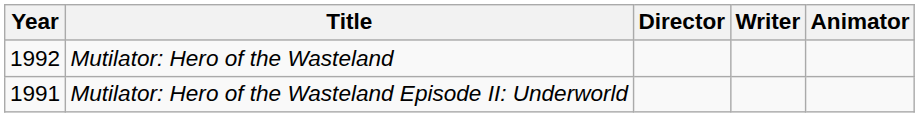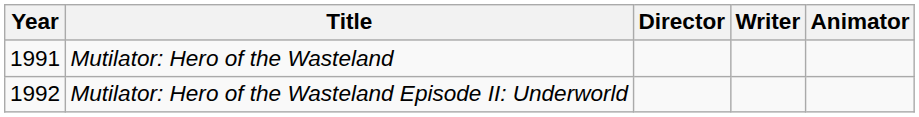(35, 58) 1992 -> (35, 58) 1991
(35, 93) 1991 -> (35, 93) 1992
